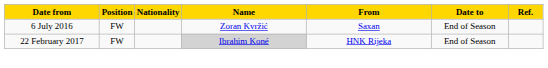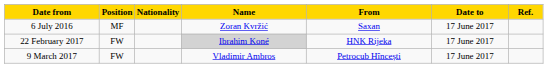(117, 26) FW -> (117, 26) MF
(470, 26) End of Season -> (470, 26) 17 June 2017
(470, 41) End of Season -> (470, 41) 17 June 2017
+ row: (52, 56)
